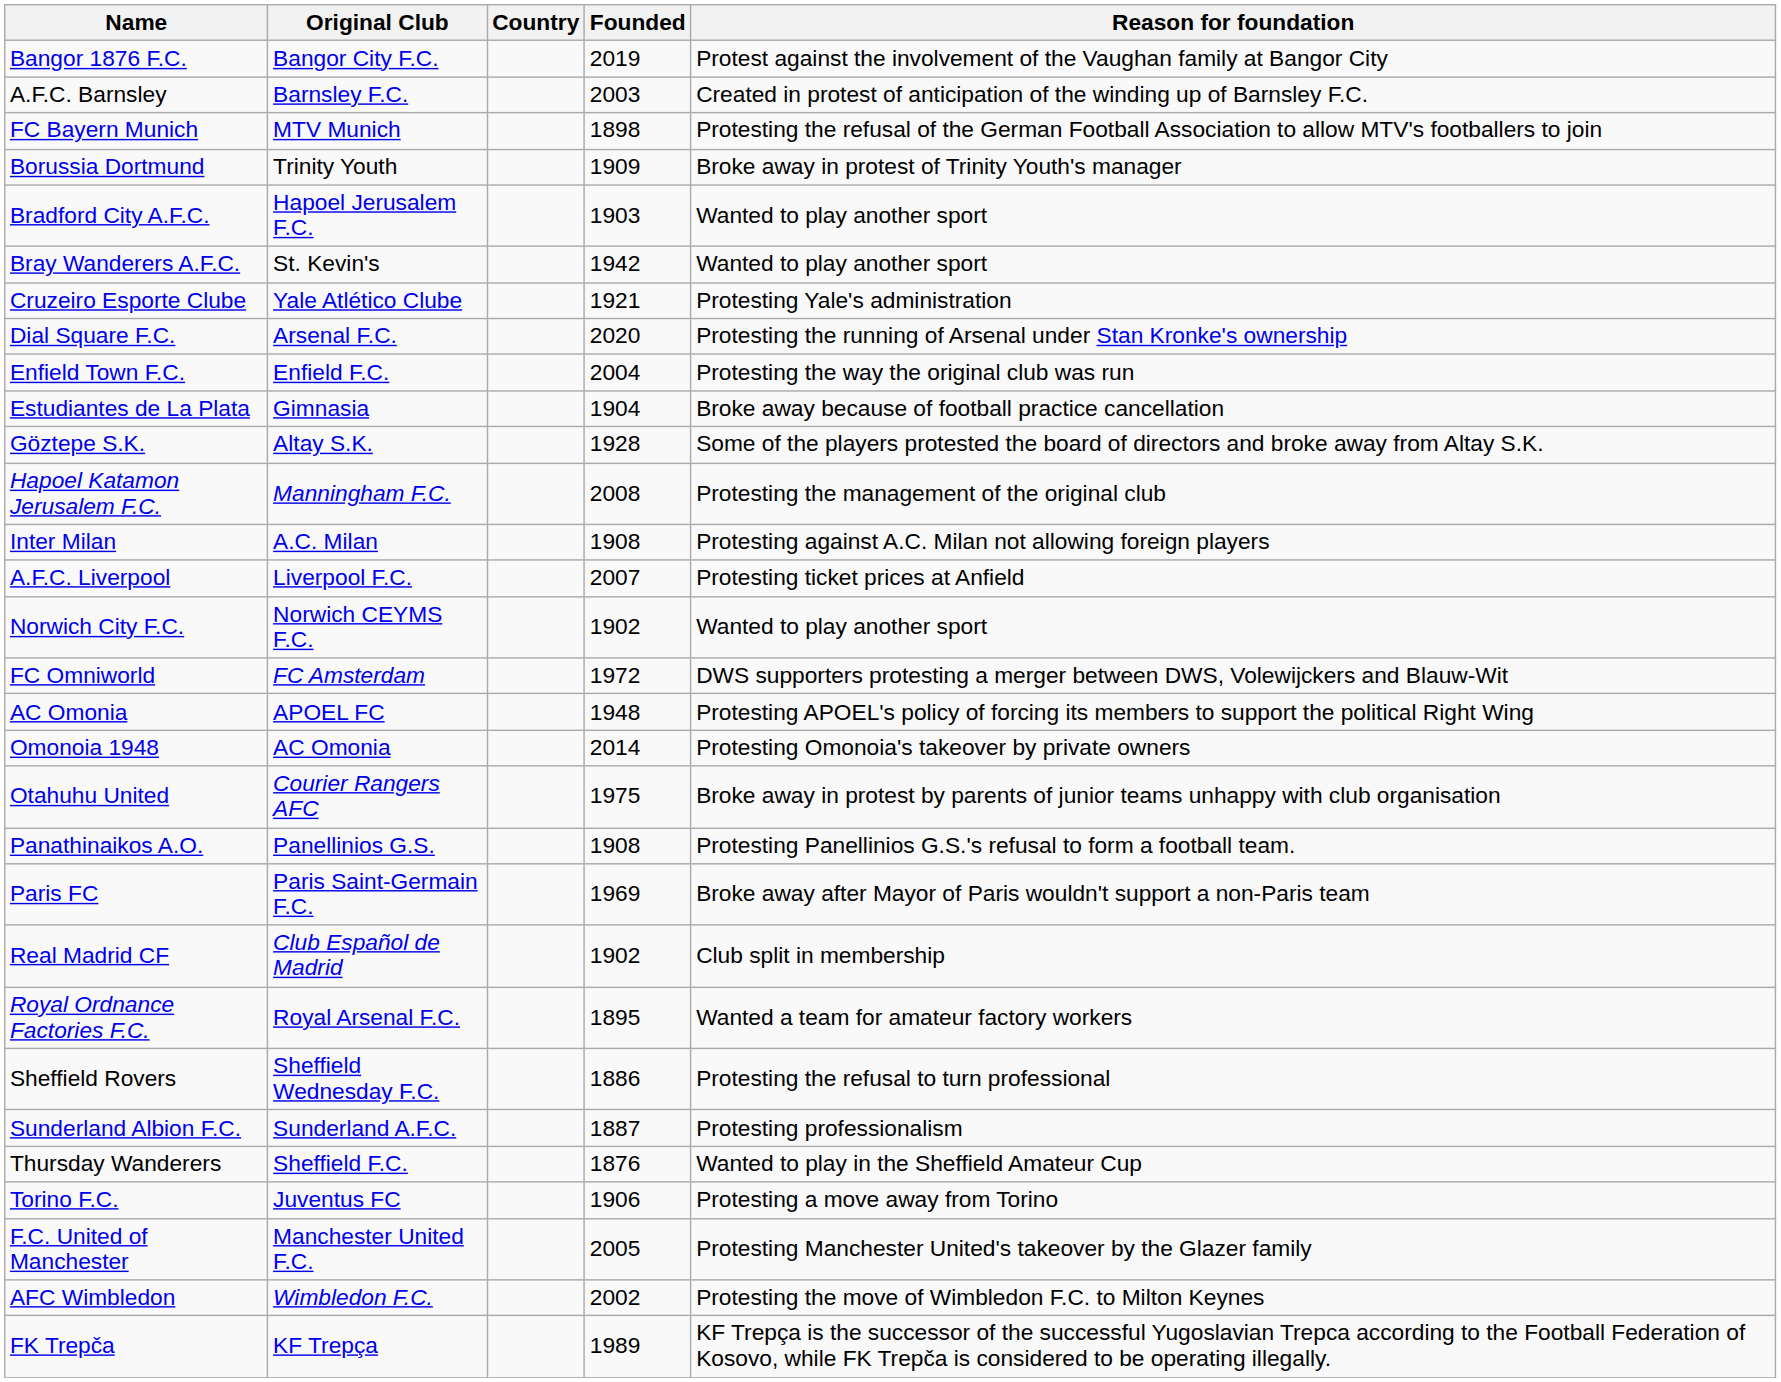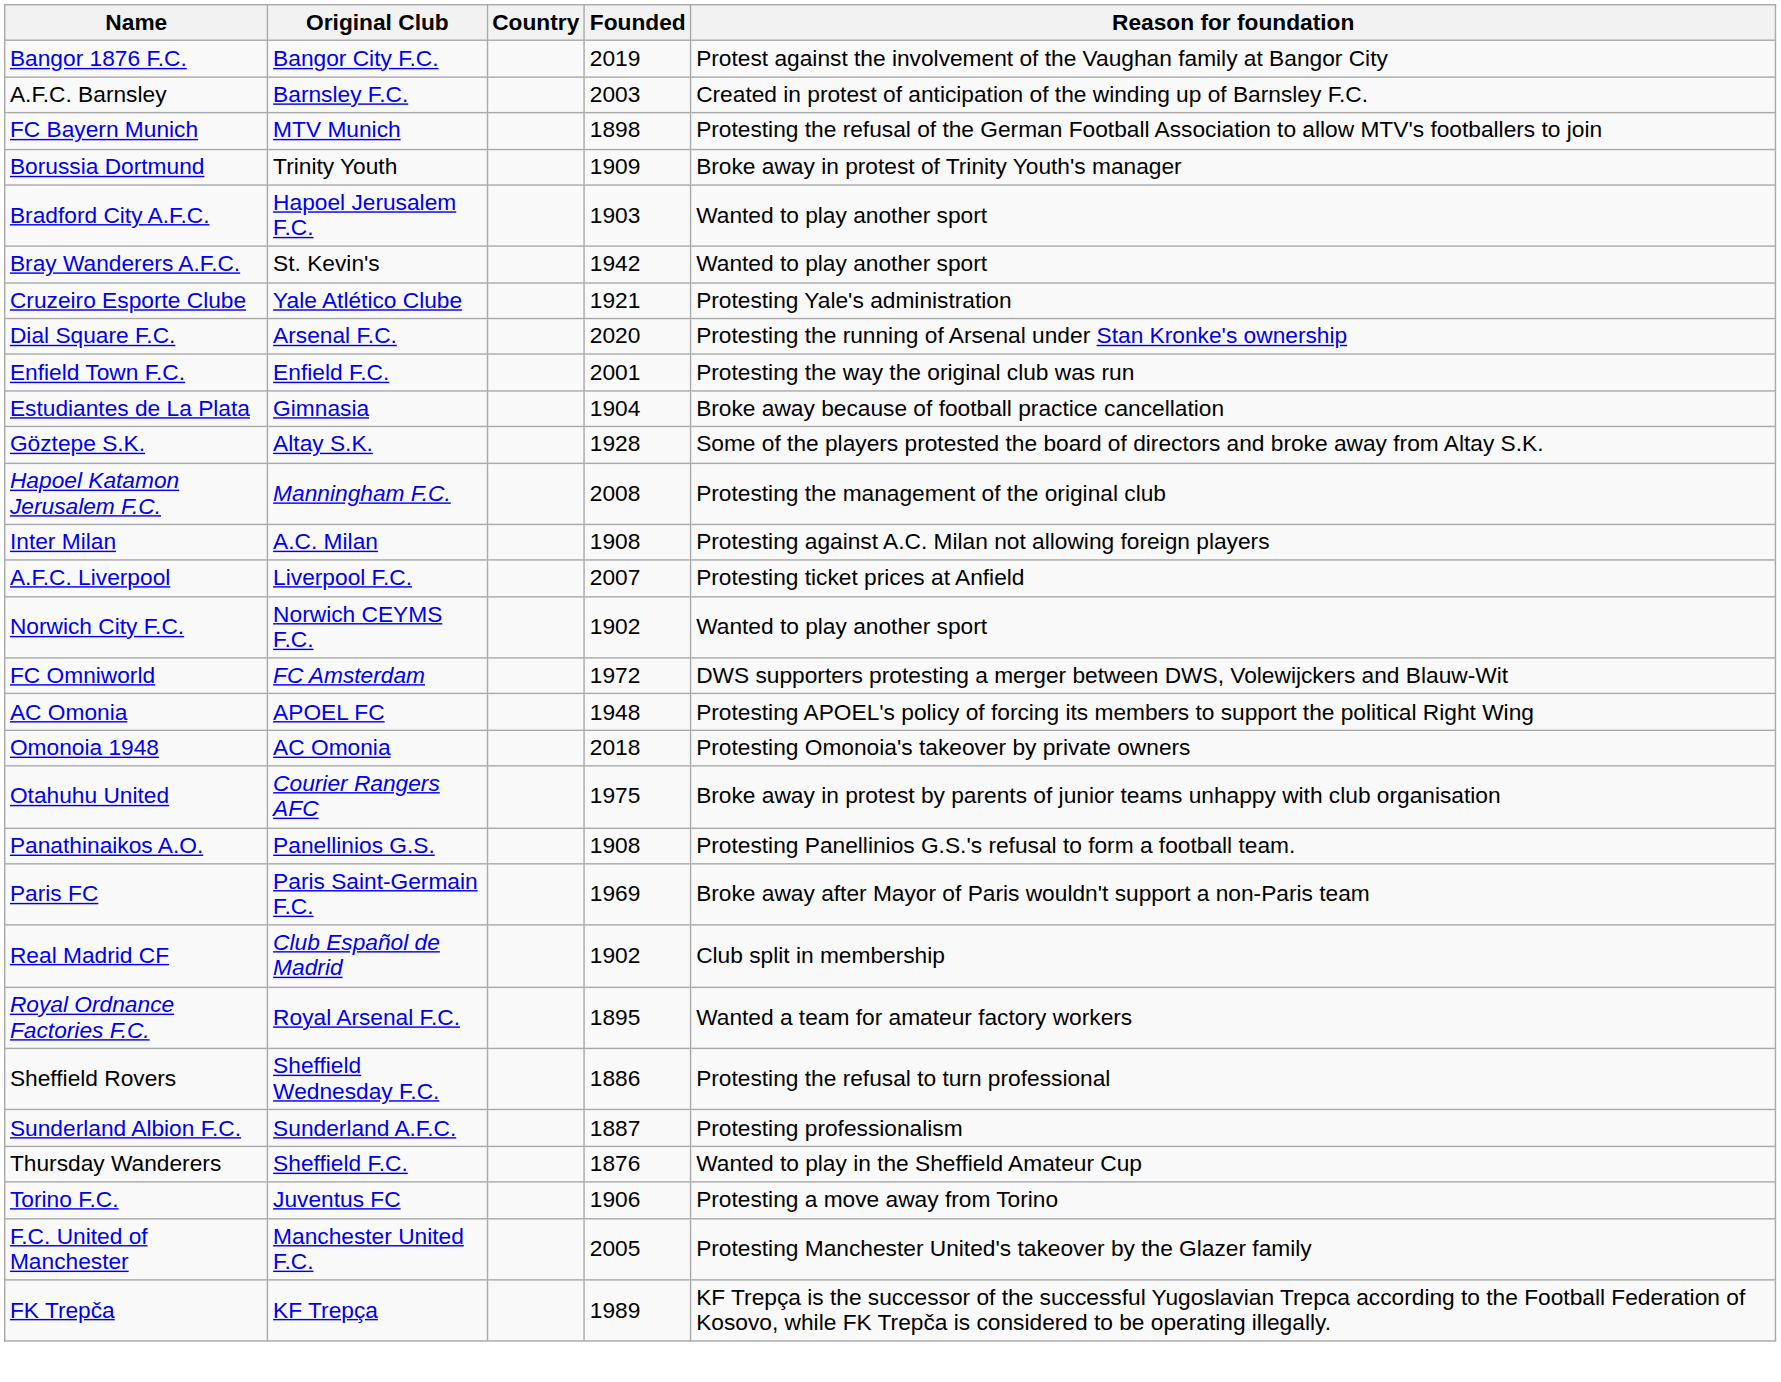(615, 372) 2004 -> (615, 372) 2001
(615, 747) 2014 -> (615, 747) 2018
- row: (93, 1297)
